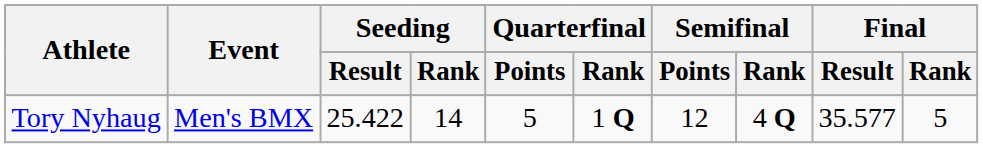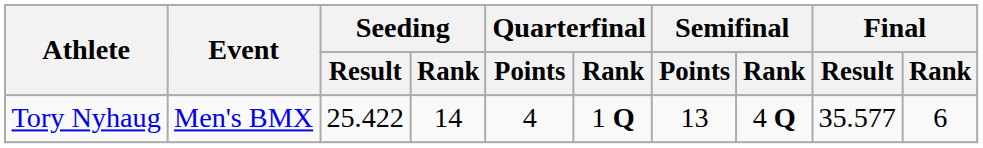(530, 118) 5 -> (530, 118) 4
(695, 118) 12 -> (695, 118) 13
(940, 118) 5 -> (940, 118) 6
